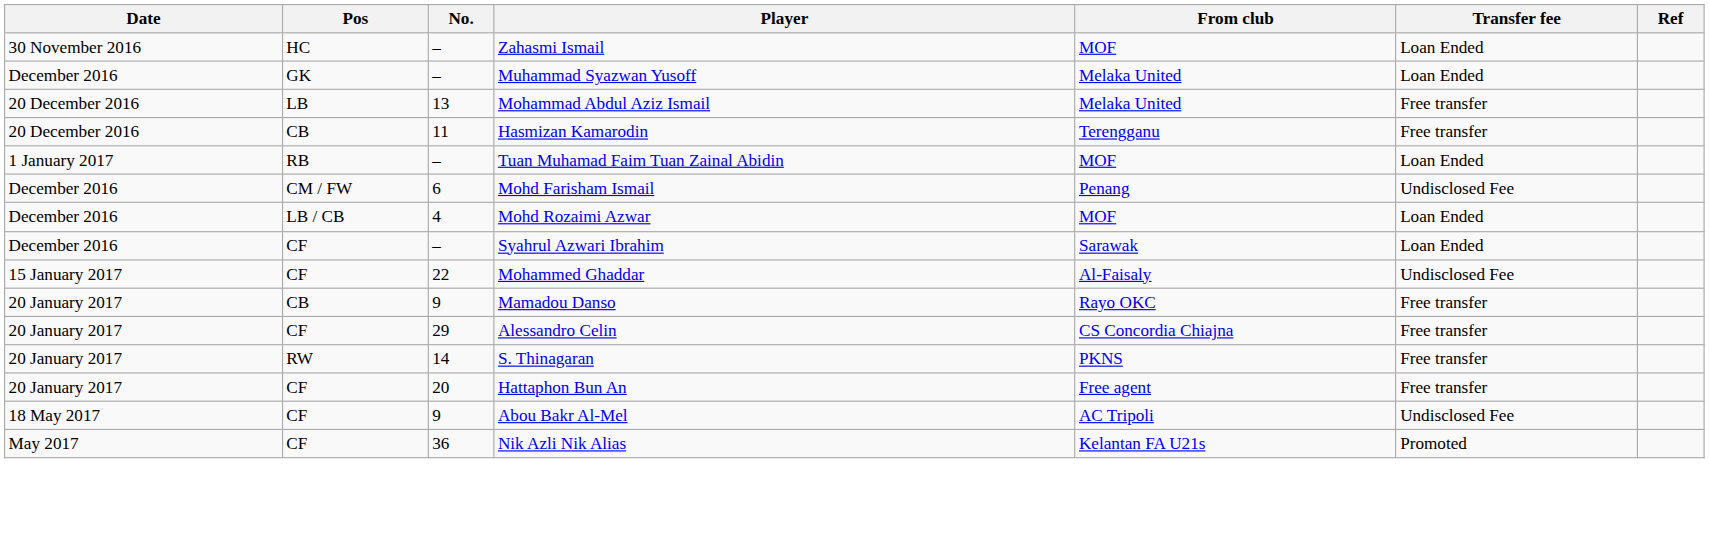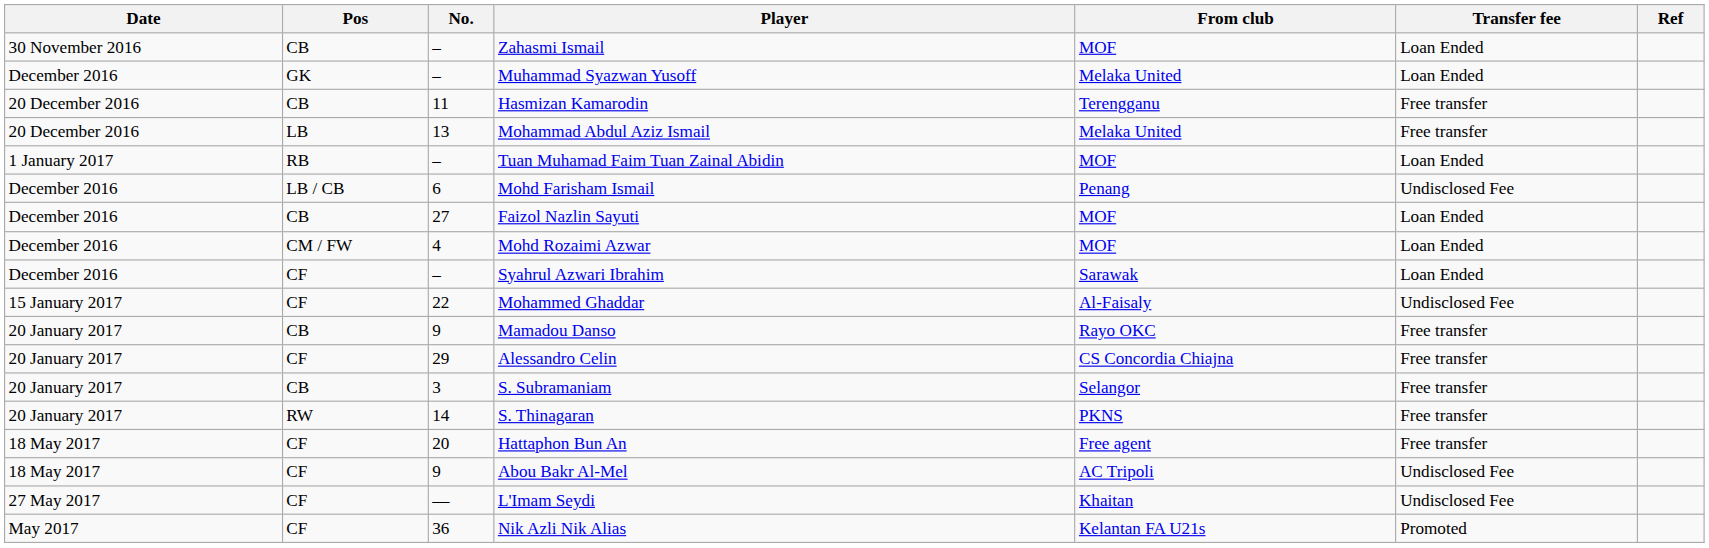(298, 47) HC -> (298, 47) CB
rows swapped: (573, 132) <-> (604, 103)
(319, 188) CM / FW -> (315, 188) LB / CB
+ row: (568, 217)
(315, 217) LB / CB -> (319, 245) CM / FW
+ row: (555, 387)
(65, 387) 20 January 2017 -> (54, 443) 18 May 2017
+ row: (546, 500)
